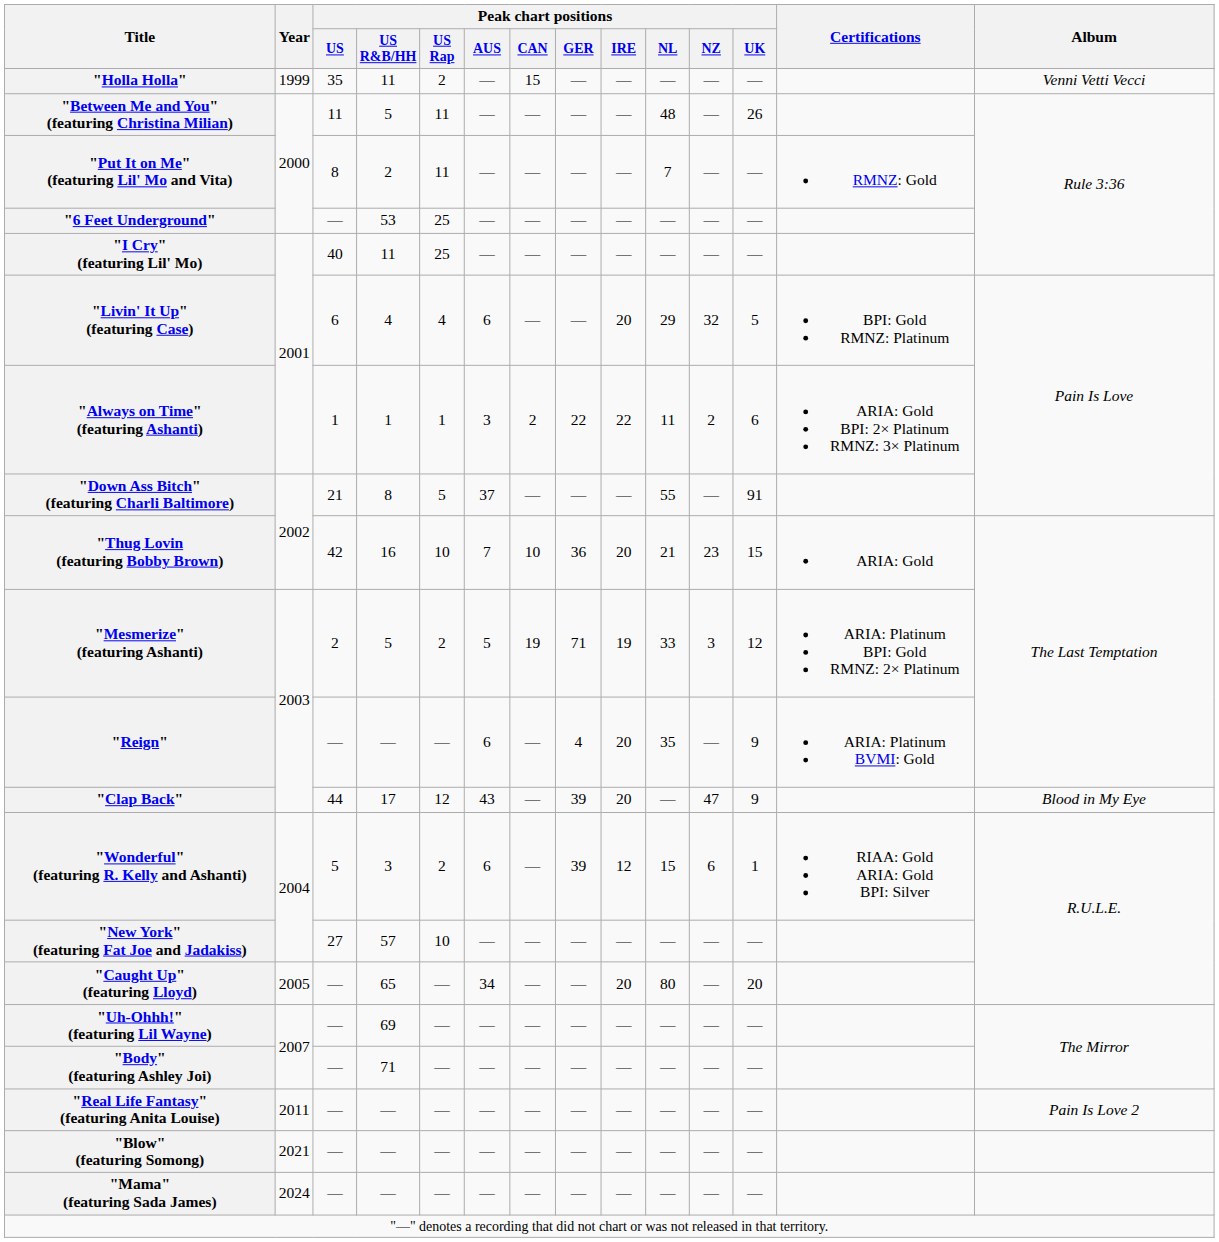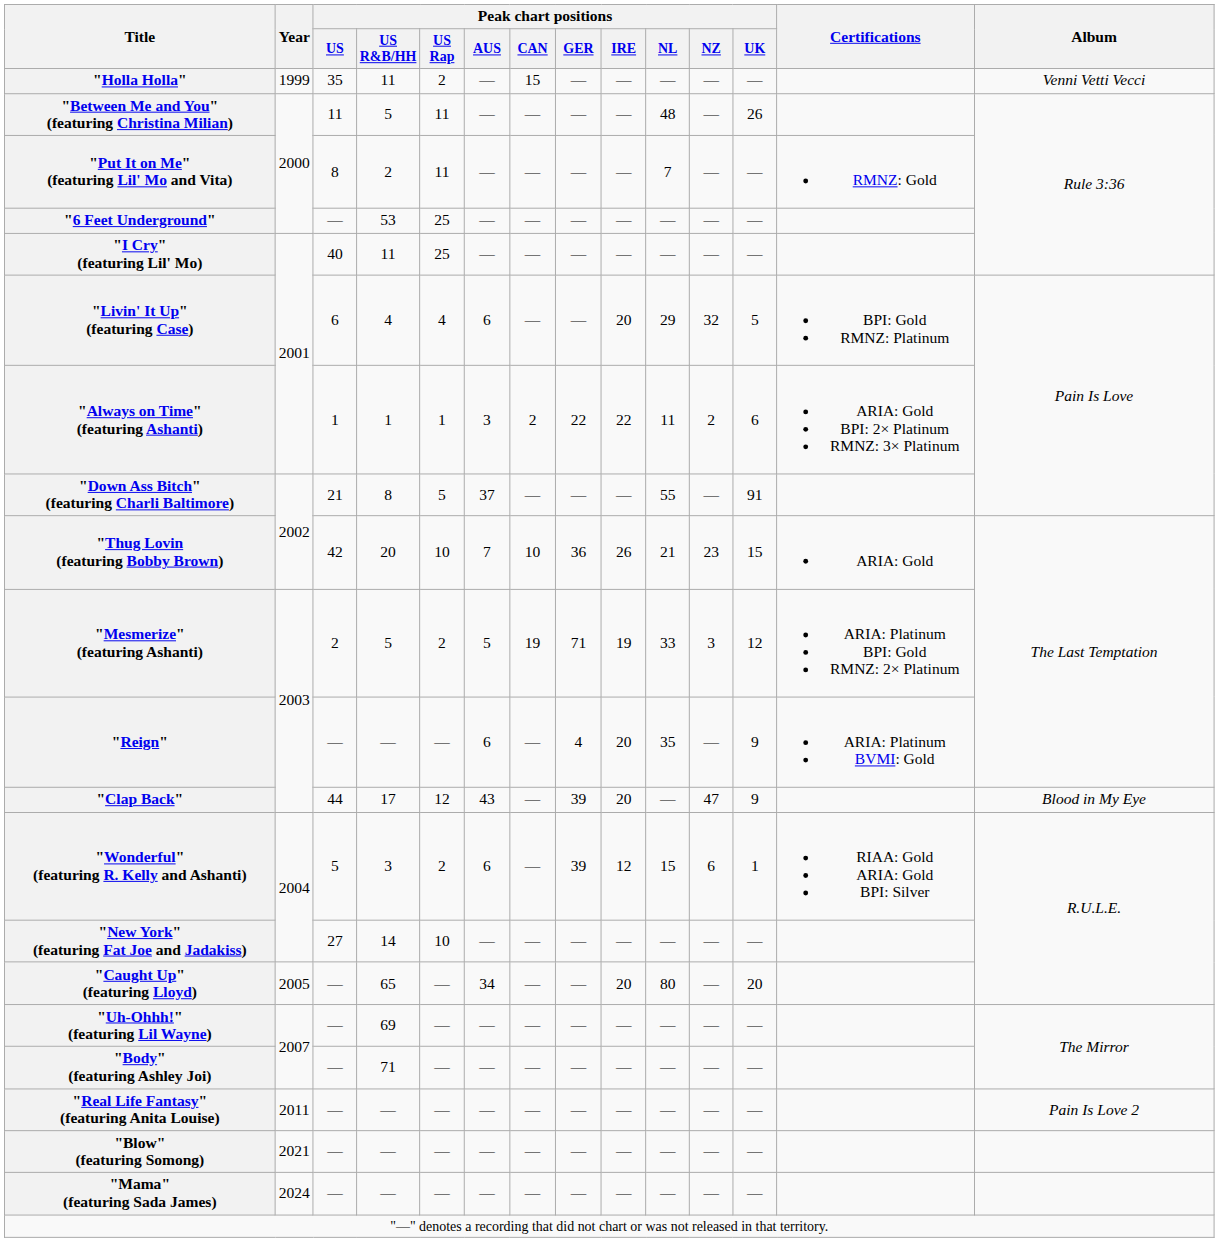(388, 552) 16 -> (388, 552) 20
(624, 552) 20 -> (624, 552) 26
(388, 941) 57 -> (388, 941) 14
